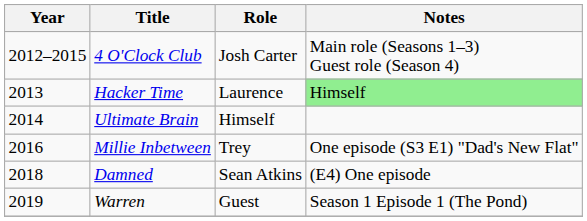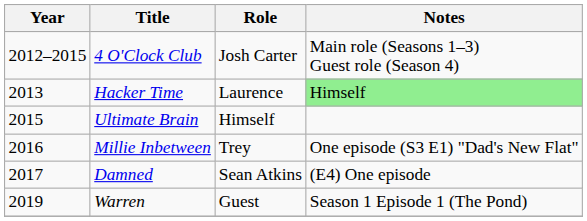(26, 119) 2014 -> (26, 119) 2015
(26, 174) 2018 -> (26, 174) 2017
